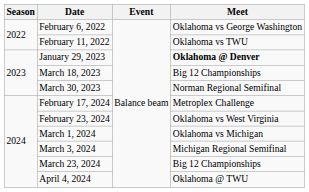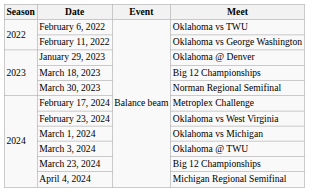(237, 27) Oklahoma vs George Washington -> (210, 27) Oklahoma vs TWU
(210, 42) Oklahoma vs TWU -> (237, 42) Oklahoma vs George Washington
(216, 57) bold -> (214, 57) normal
(230, 149) Michigan Regional Semifinal -> (210, 149) Oklahoma @ TWU
(210, 179) Oklahoma @ TWU -> (230, 179) Michigan Regional Semifinal
